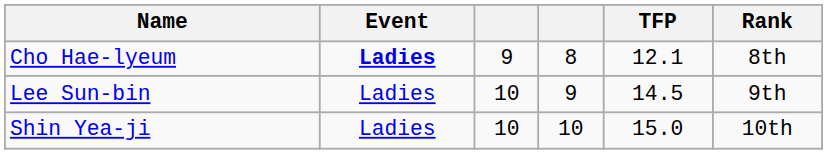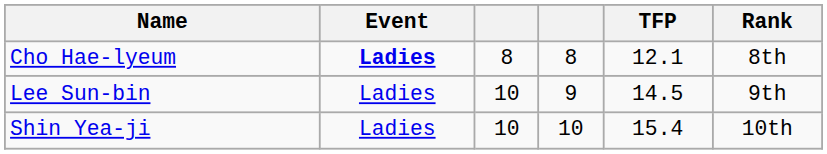(507, 58) 9 -> (507, 58) 8
(658, 130) 15.0 -> (658, 130) 15.4
